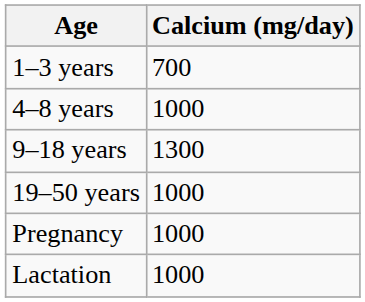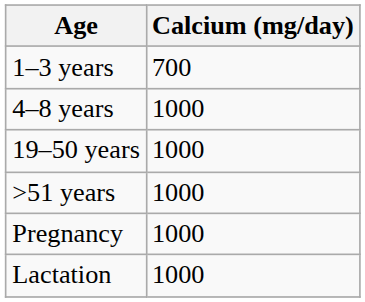- row: (70, 150)
+ row: (64, 192)
